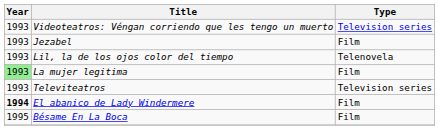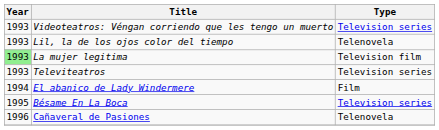- row: (53, 42)
(349, 72) Film -> (379, 57) Television film
(18, 102) bold -> (18, 87) normal
(349, 117) Film -> (385, 102) Television series
+ row: (92, 117)
